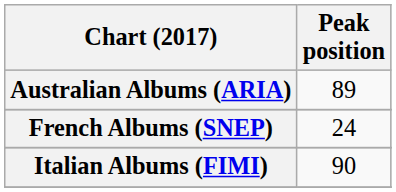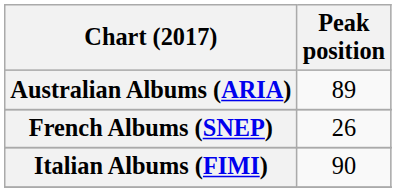(344, 128) 24 -> (344, 128) 26
